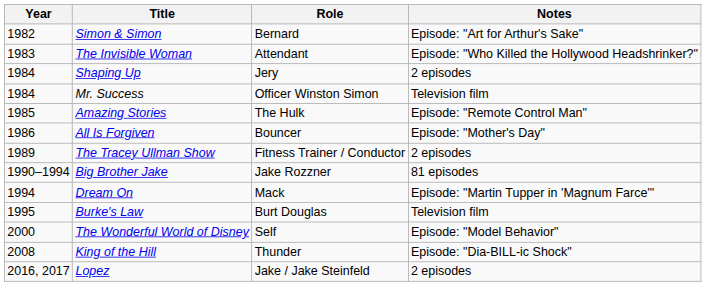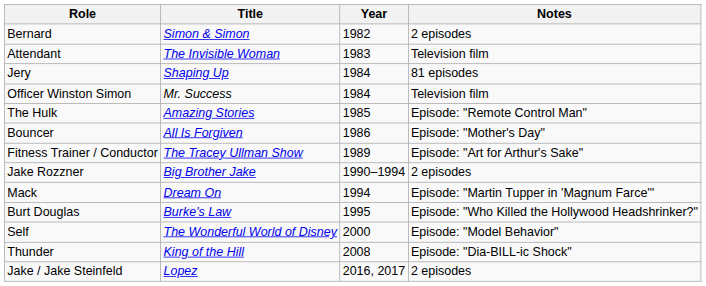columns swapped: (39, 14) <-> (330, 14)
(497, 34) Episode: "Art for Arthur's Sake" -> (441, 34) 2 episodes
(554, 53) Episode: "Who Killed the Hollywood Headshrinker?" -> (450, 53) Television film
(441, 73) 2 episodes -> (445, 73) 81 episodes
(441, 152) 2 episodes -> (497, 152) Episode: "Art for Arthur's Sake"
(445, 172) 81 episodes -> (441, 172) 2 episodes
(450, 212) Television film -> (554, 212) Episode: "Who Killed the Hollywood Headshrinker?"
